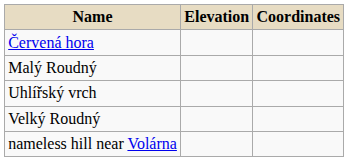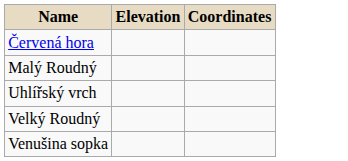+ row: (58, 144)
- row: (93, 144)
